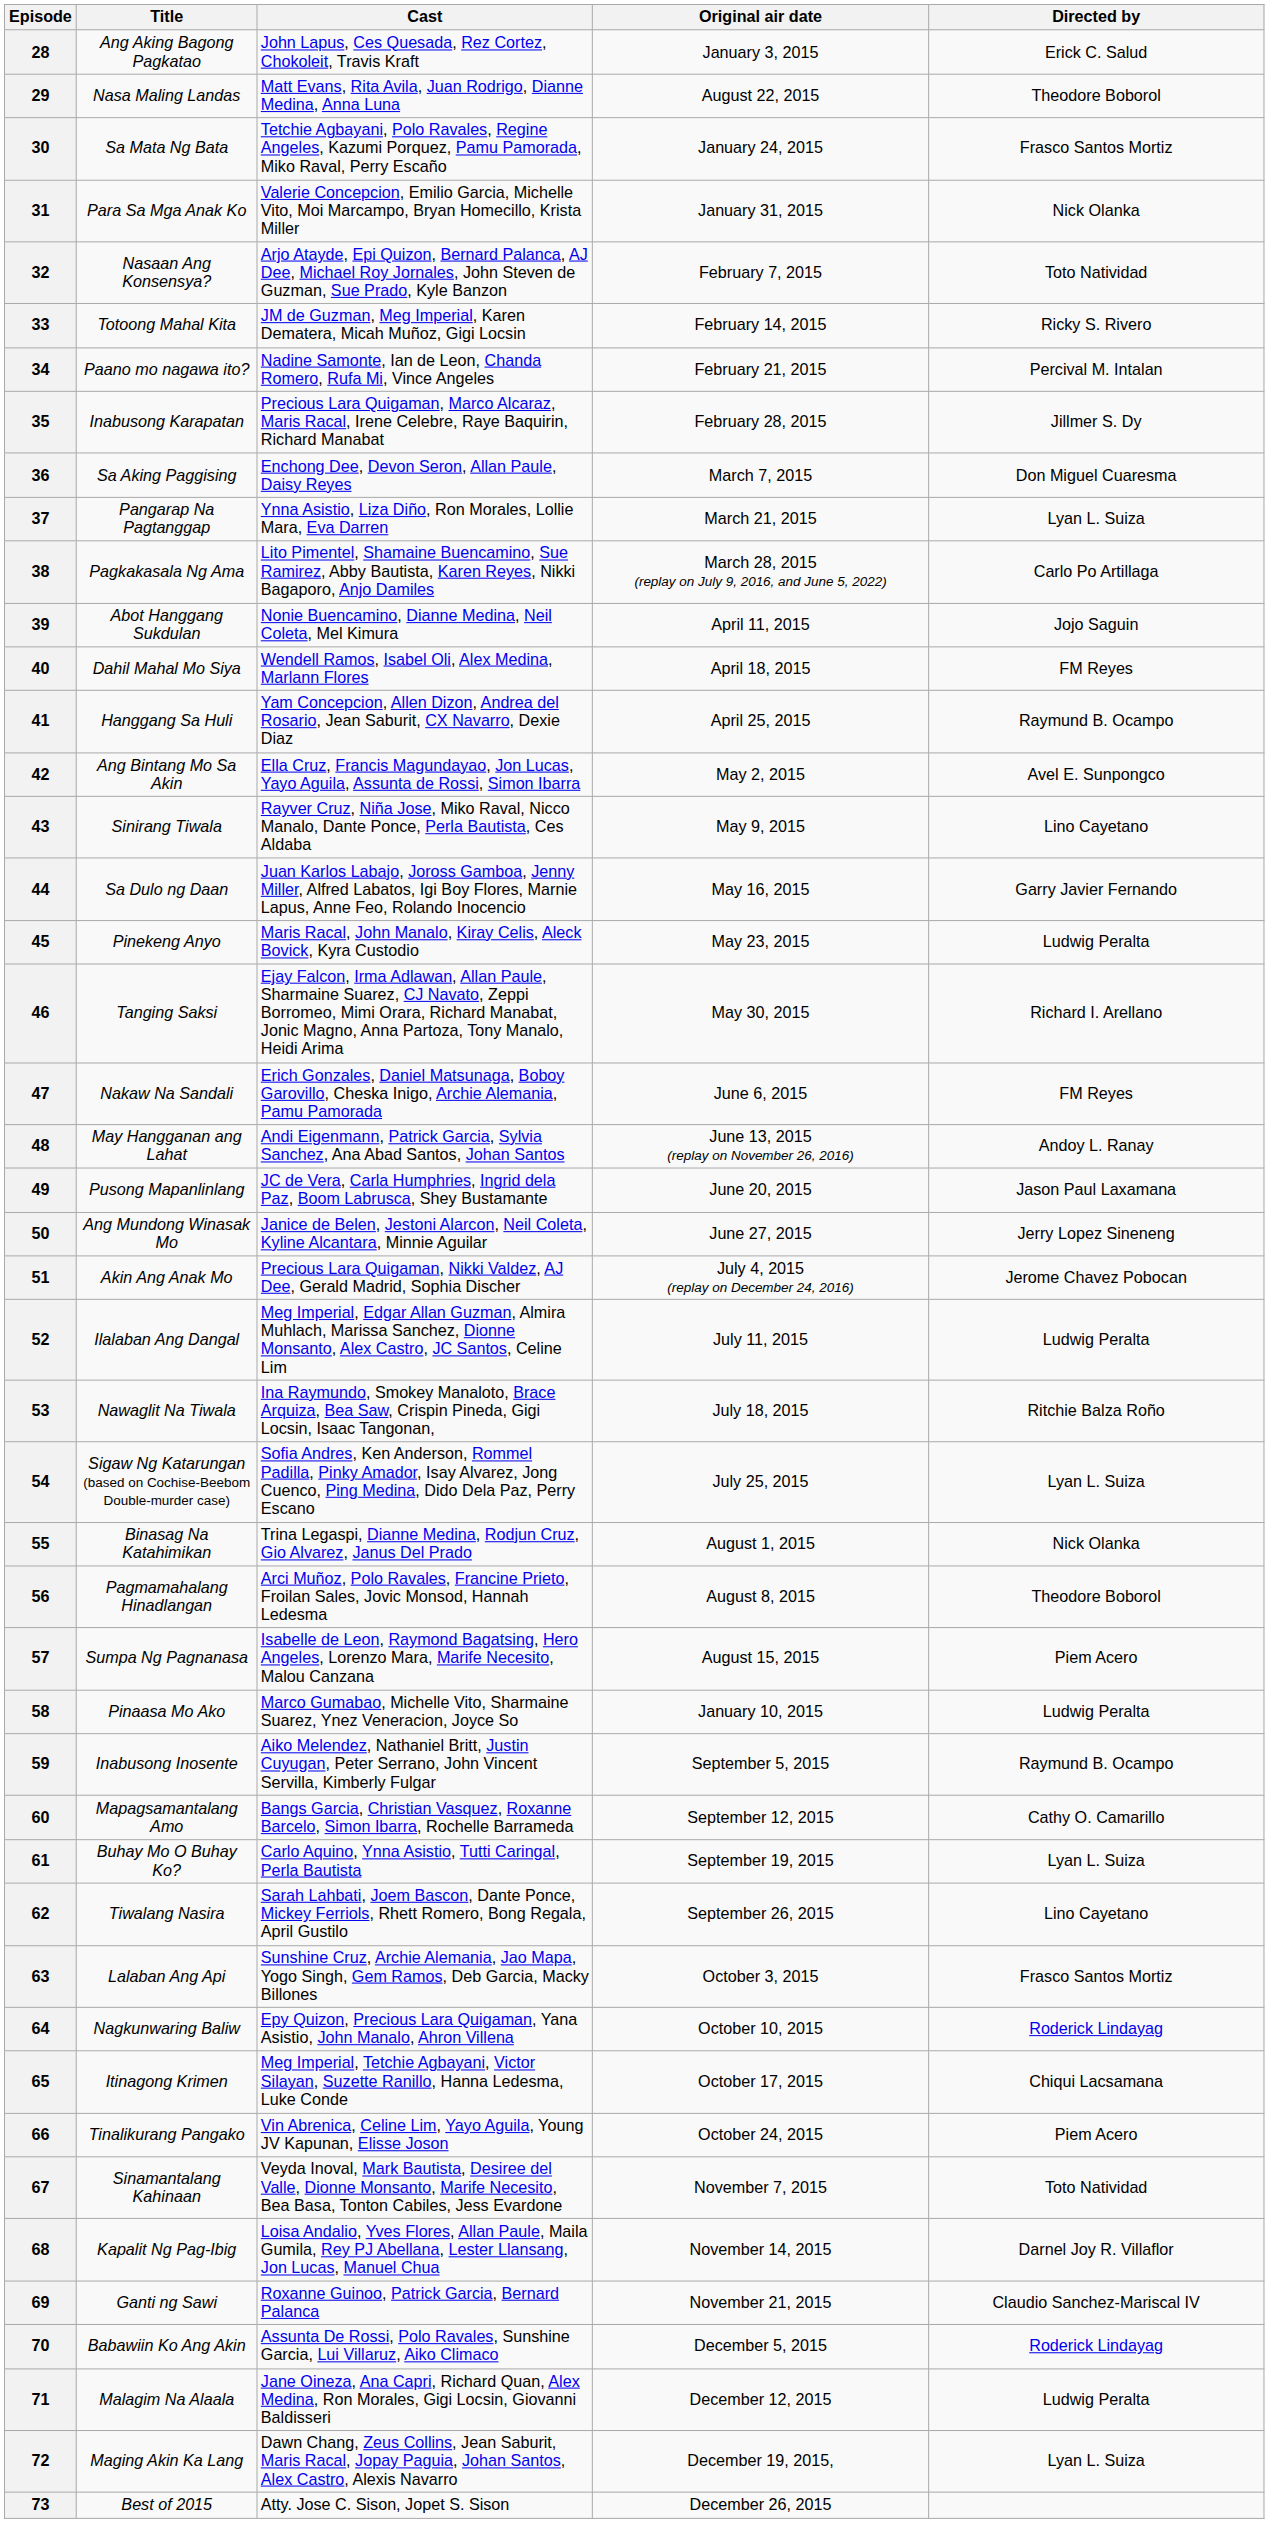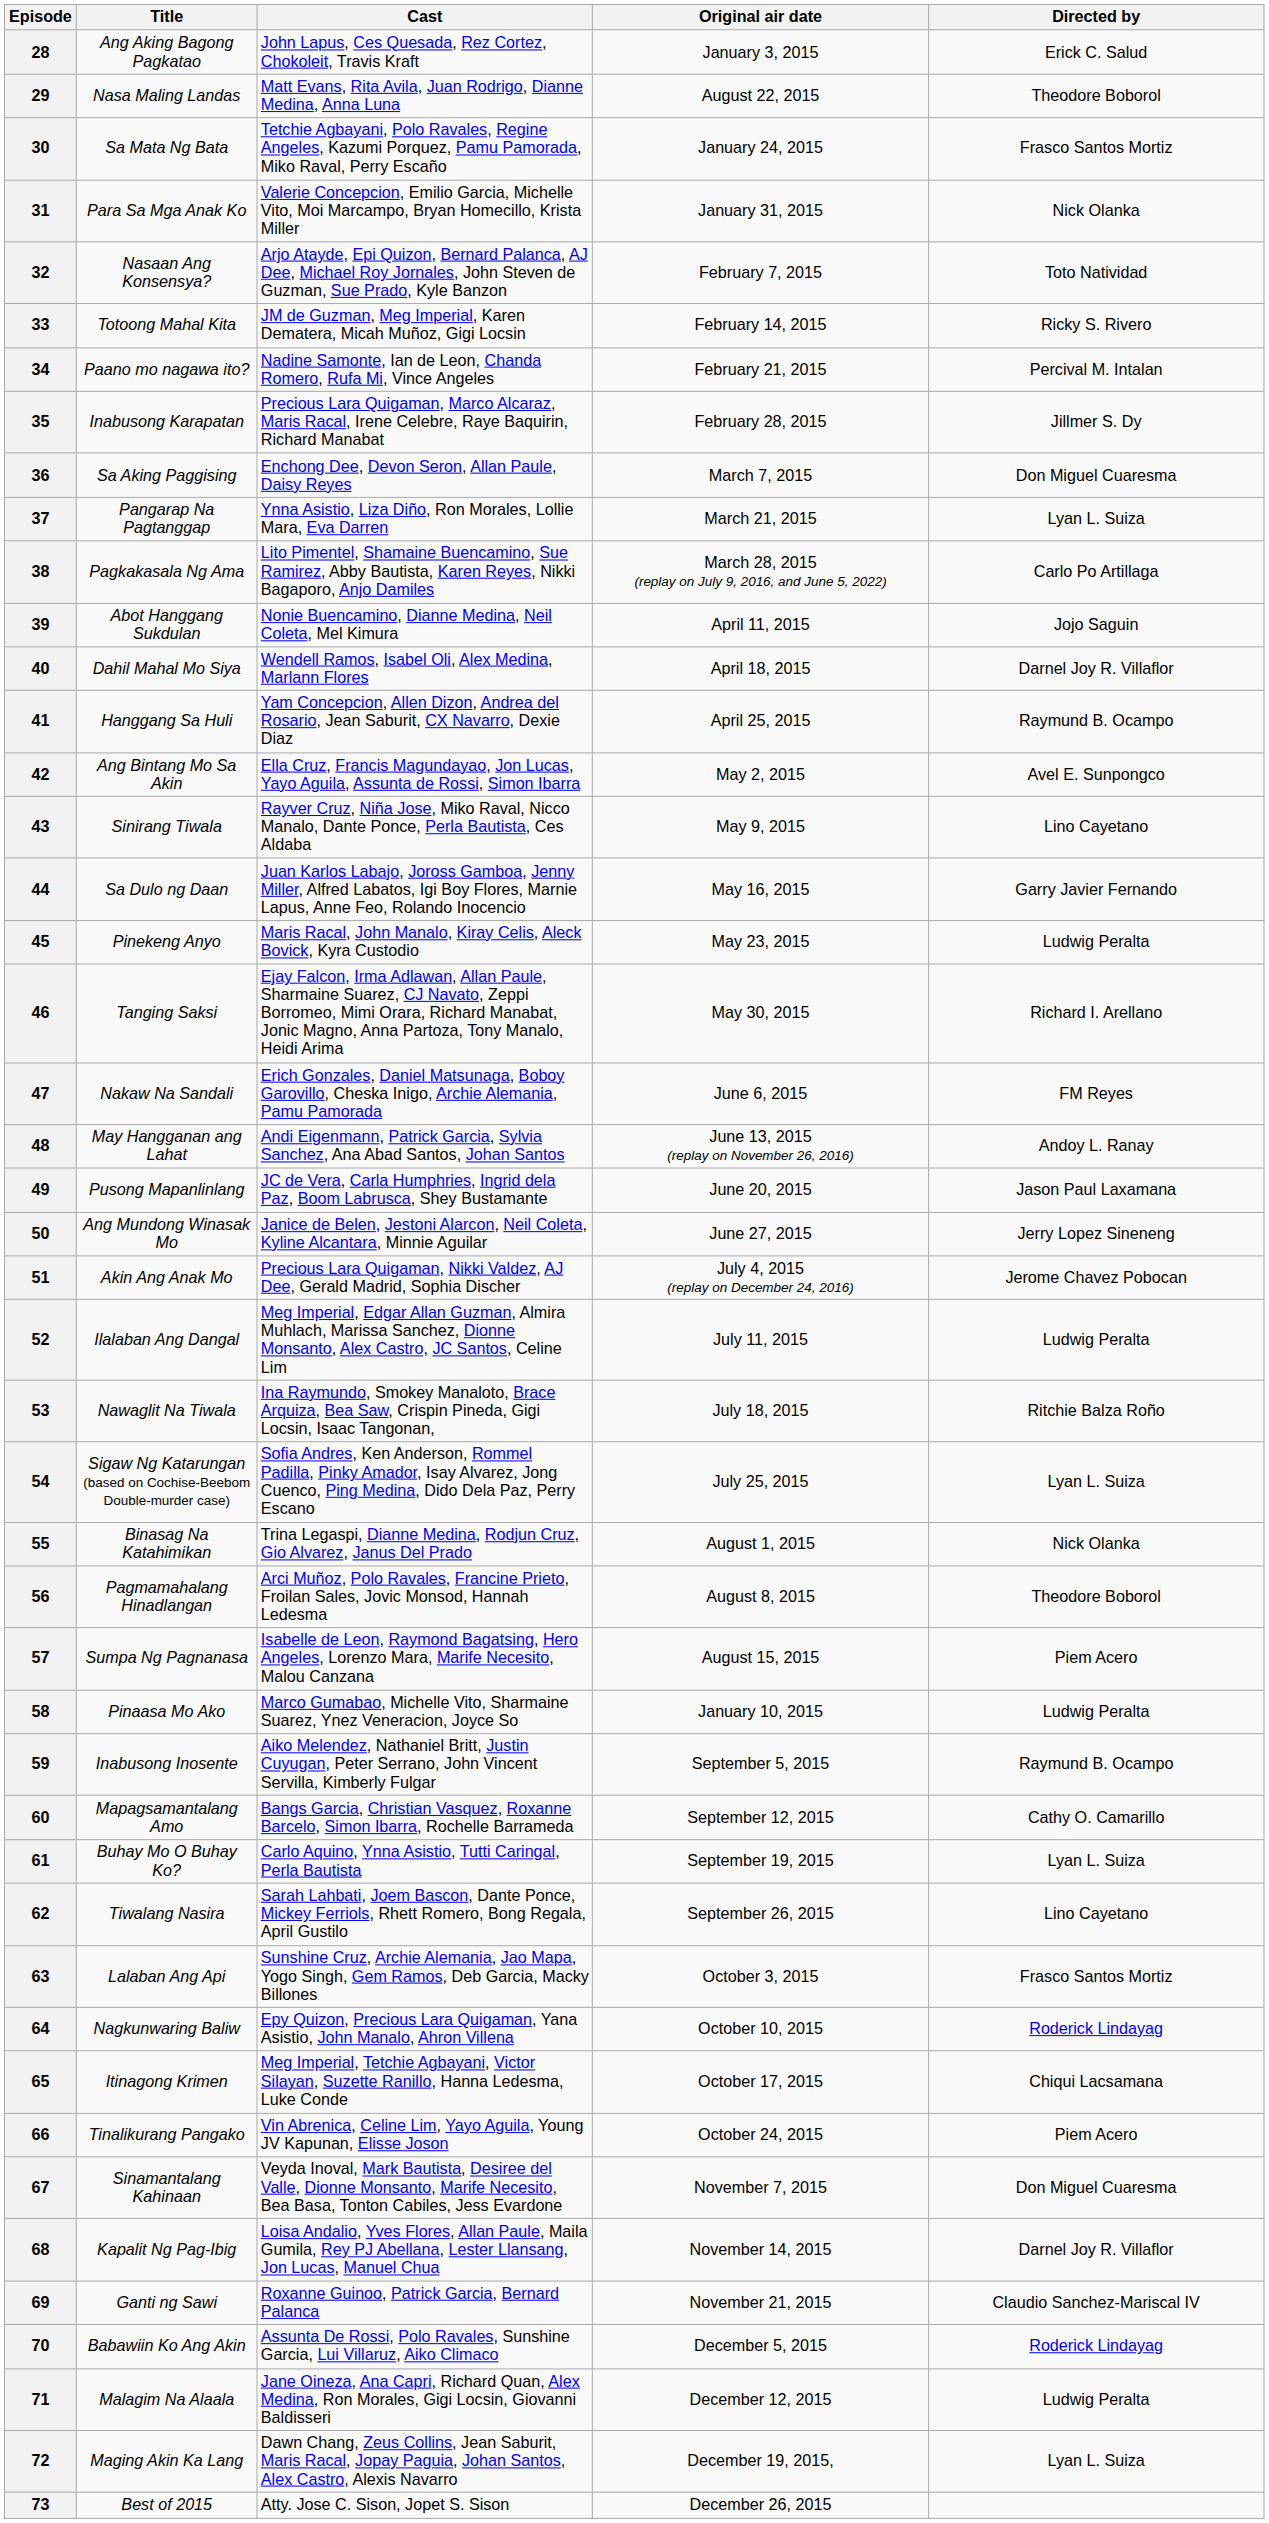(1096, 668) FM Reyes -> (1096, 668) Darnel Joy R. Villaflor
(1096, 2187) Toto Natividad -> (1096, 2187) Don Miguel Cuaresma
